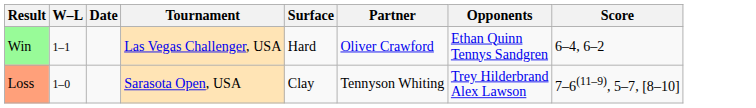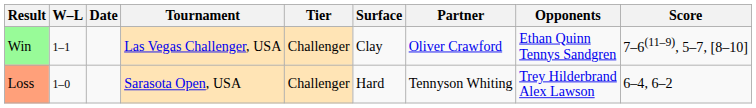+ column: (319, 15)
(302, 45) Hard -> (369, 45) Clay
(580, 45) 6–4, 6–2 -> (686, 45) 7–6(11–9), 5–7, [8–10]
(301, 84) Clay -> (370, 84) Hard
(617, 84) 7–6(11–9), 5–7, [8–10] -> (648, 84) 6–4, 6–2
